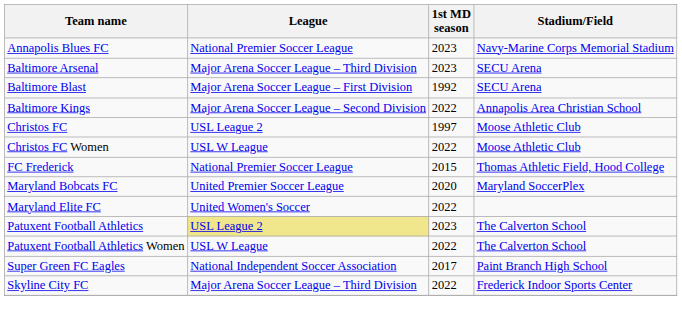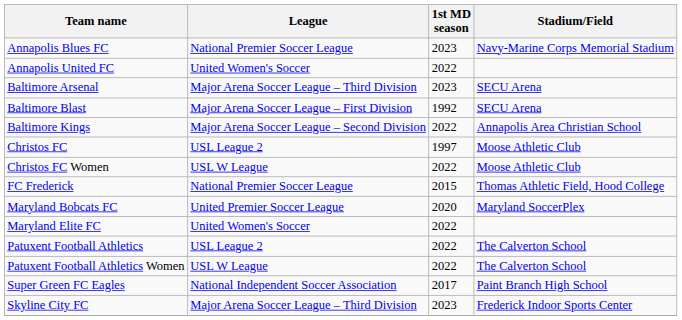+ row: (61, 68)
(226, 226) khaki background -> (226, 246) no background
(444, 226) 2023 -> (444, 246) 2022
(444, 285) 2022 -> (444, 305) 2023
